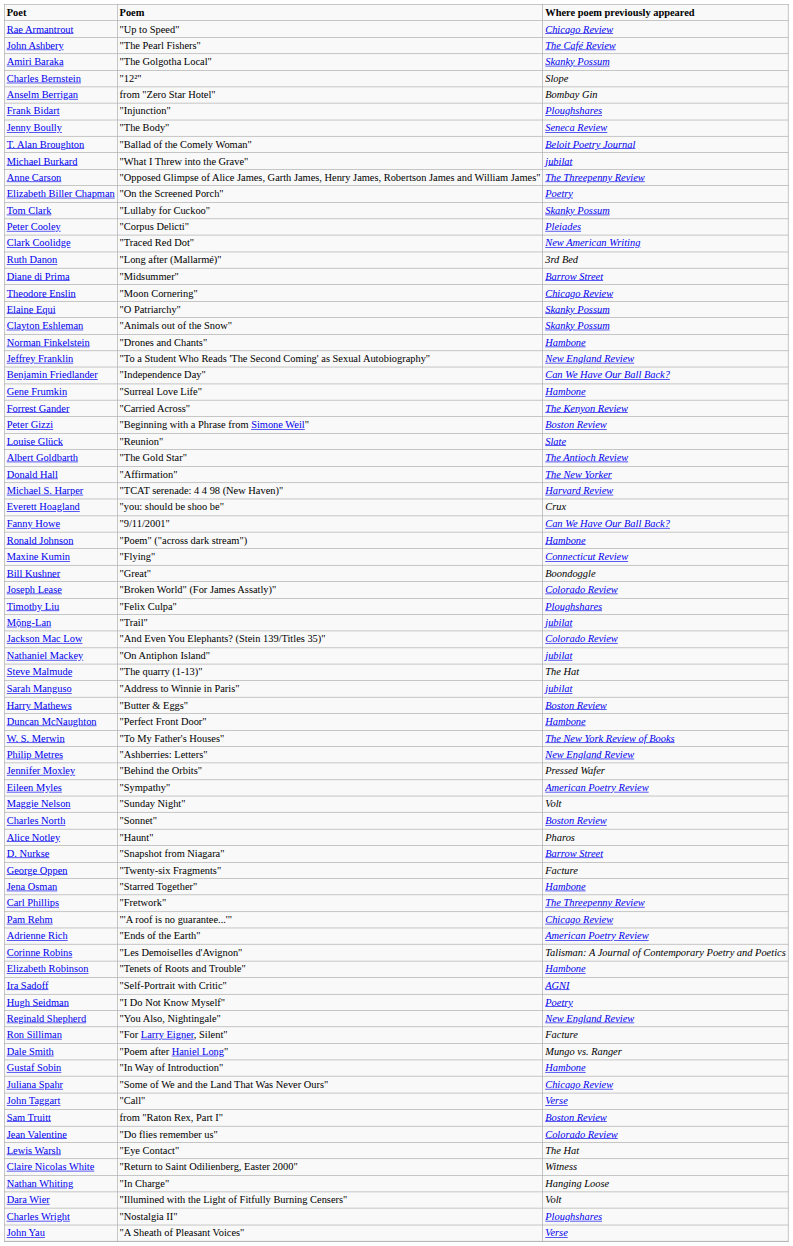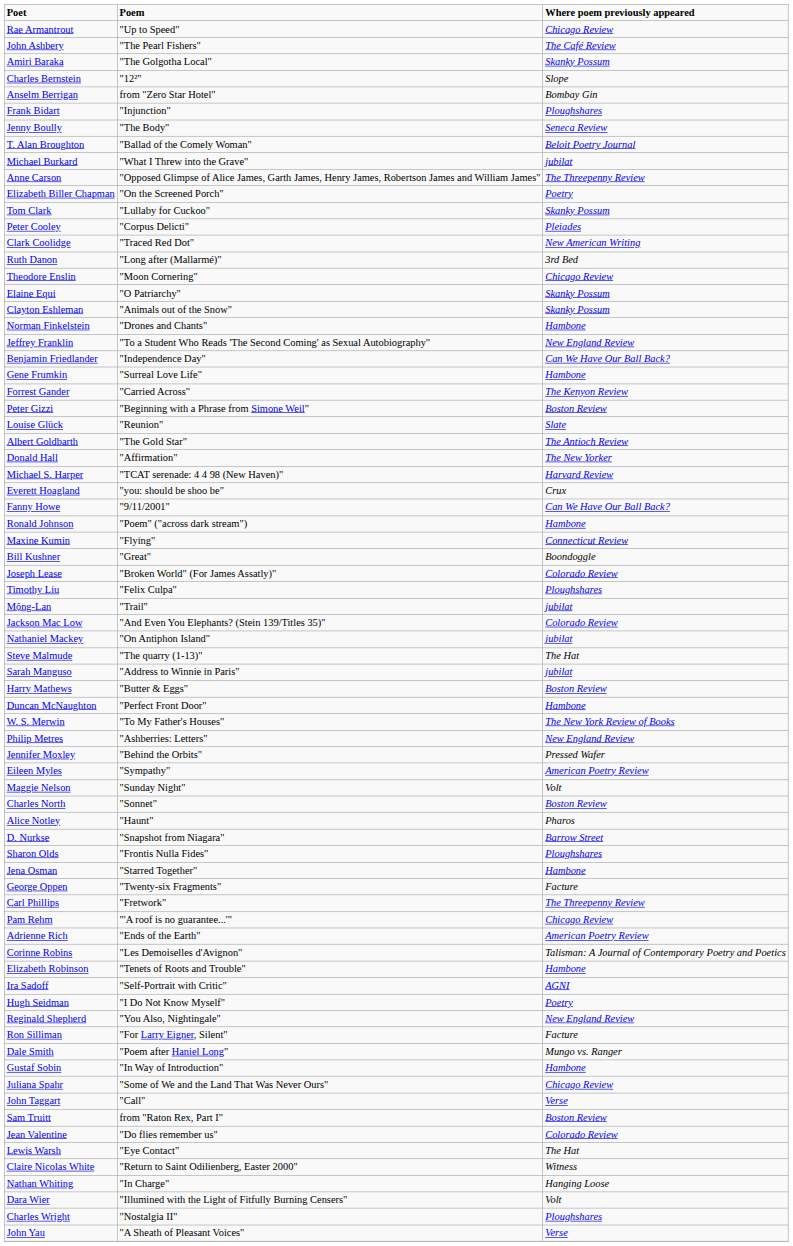- row: (38, 276)
+ row: (33, 853)
rows swapped: (37, 870) <-> (32, 886)
